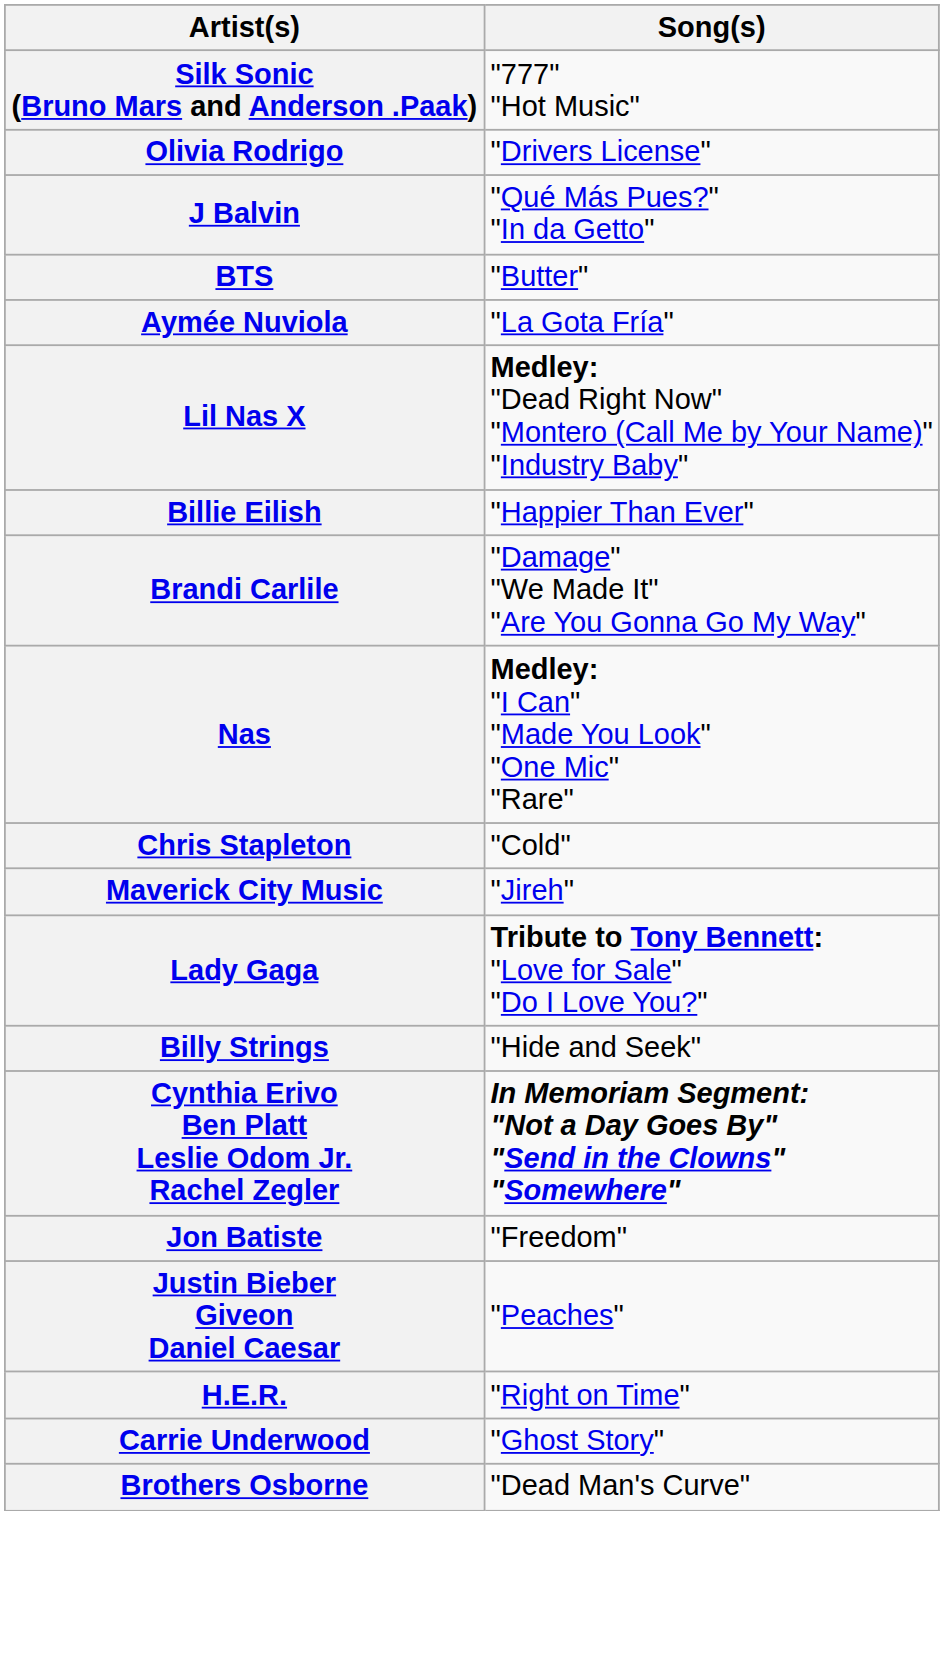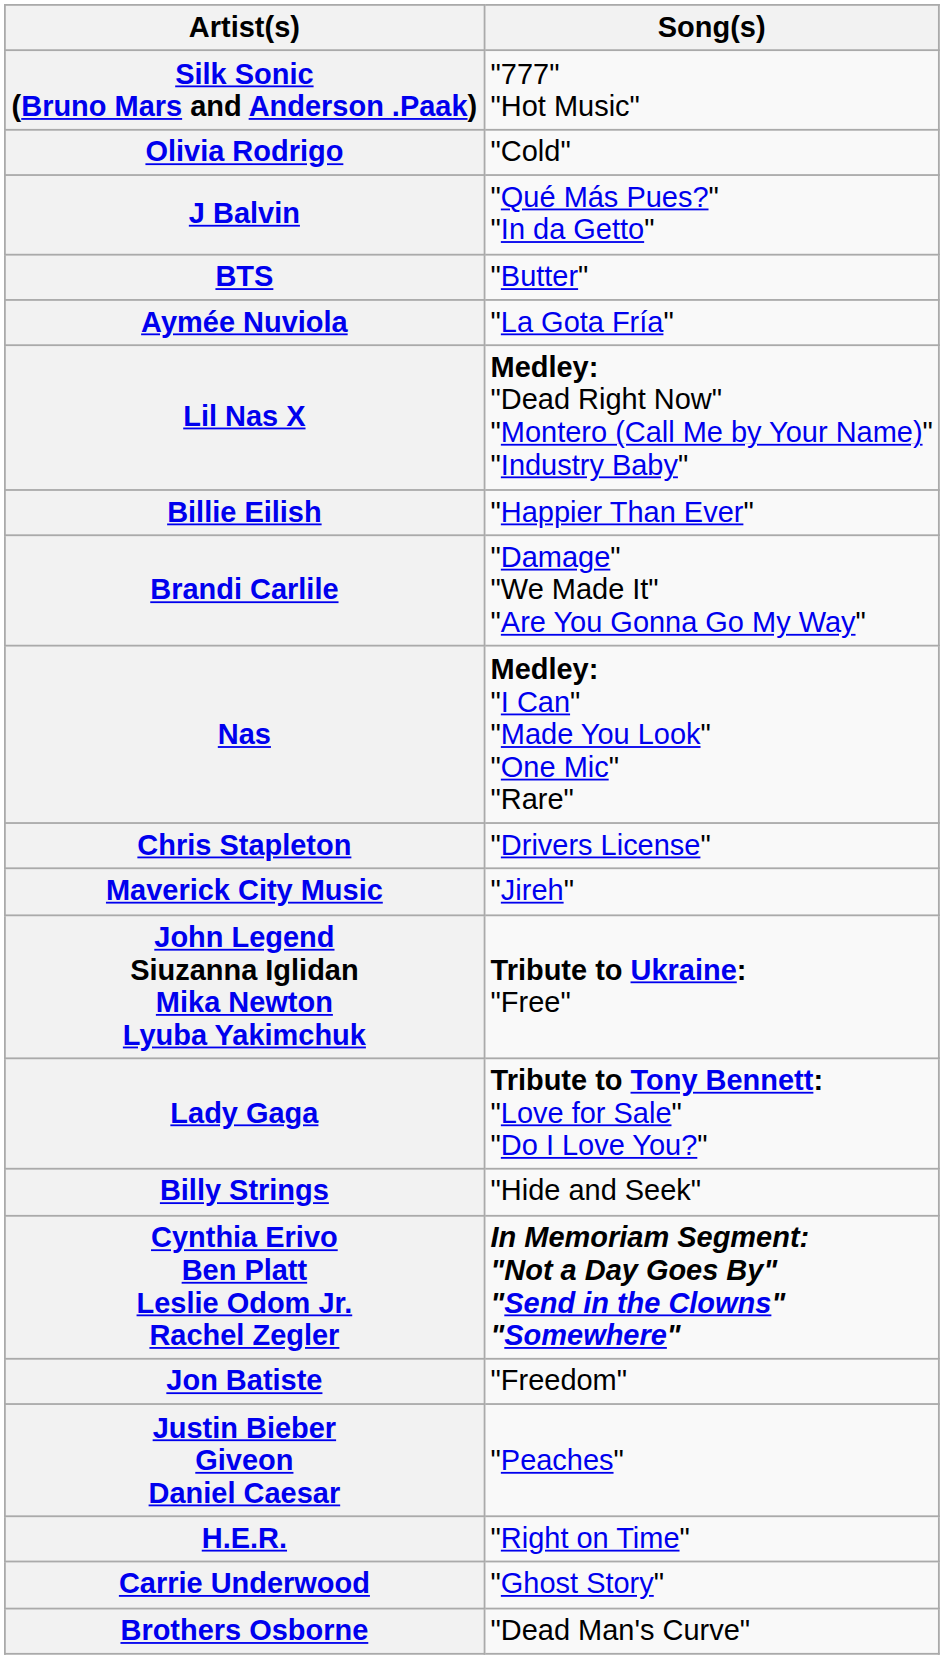(601, 151) "Drivers License" -> (531, 151) "Cold"
(531, 845) "Cold" -> (601, 845) "Drivers License"
+ row: (244, 985)
